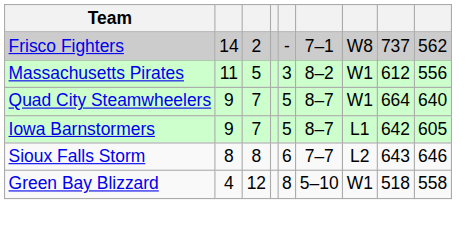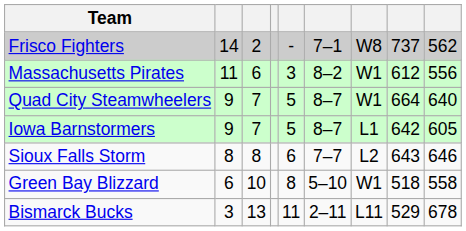(256, 73) 5 -> (256, 73) 6
(229, 184) 4 -> (229, 184) 6
(256, 184) 12 -> (256, 184) 10
+ row: (71, 211)
